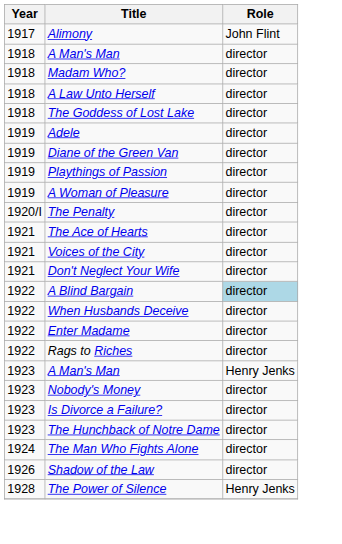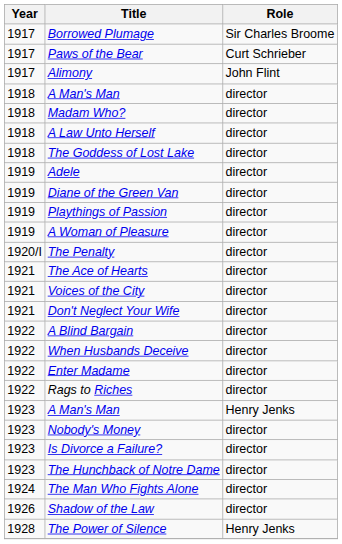+ row: (21, 34)
+ row: (21, 53)
(246, 291) lightblue background -> (246, 331) no background
